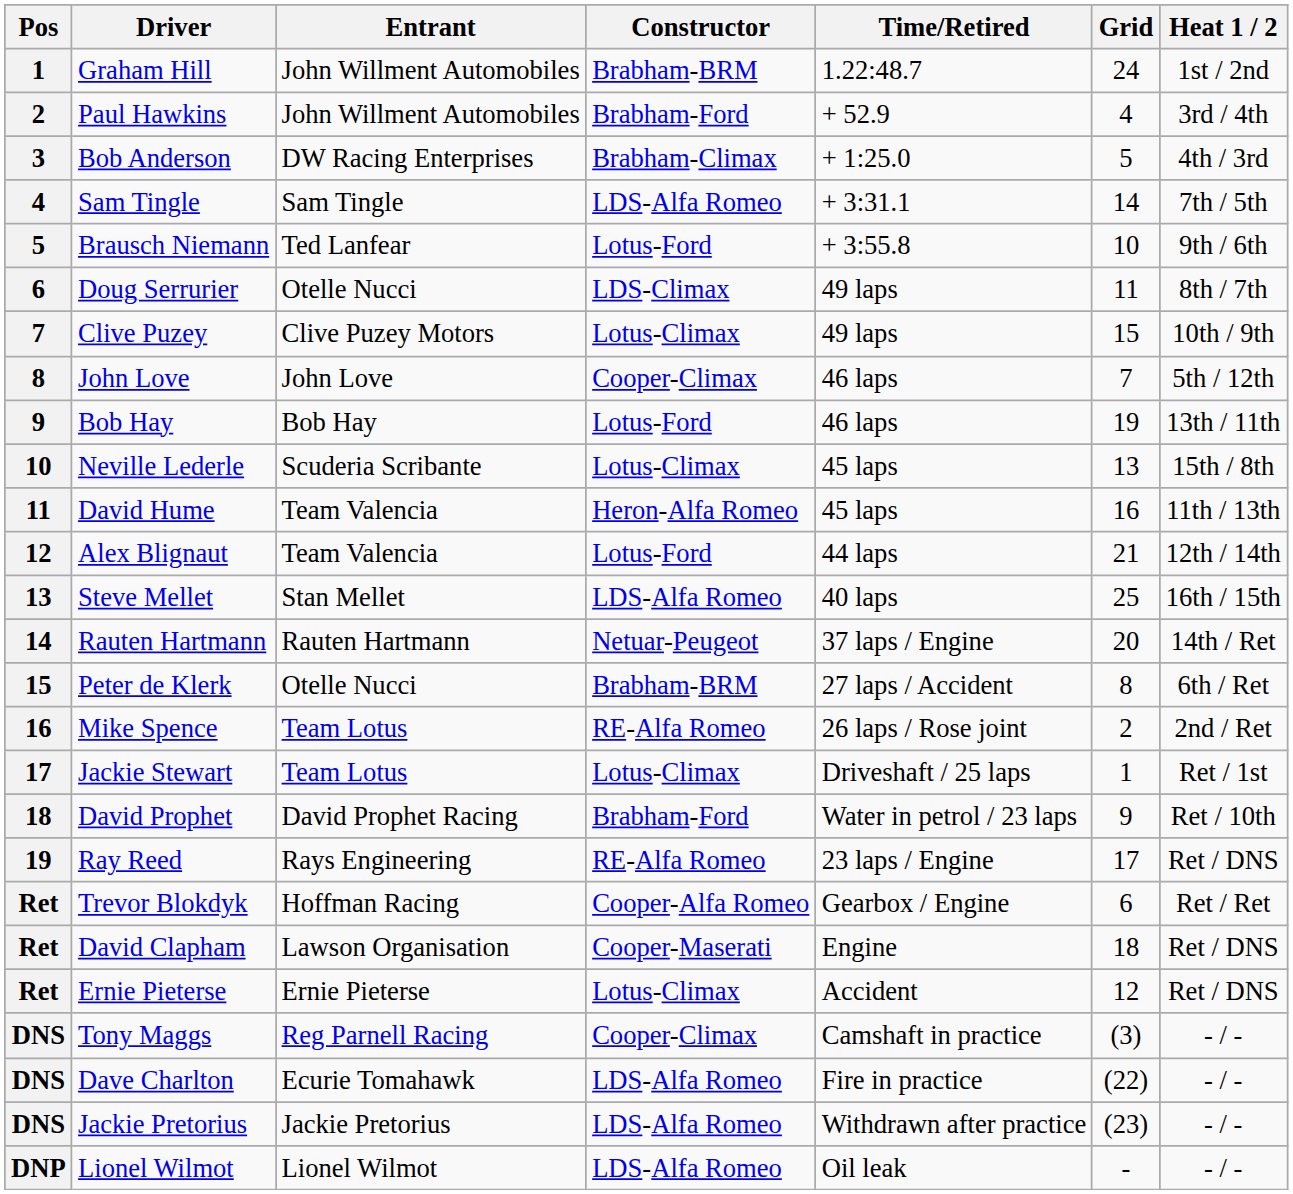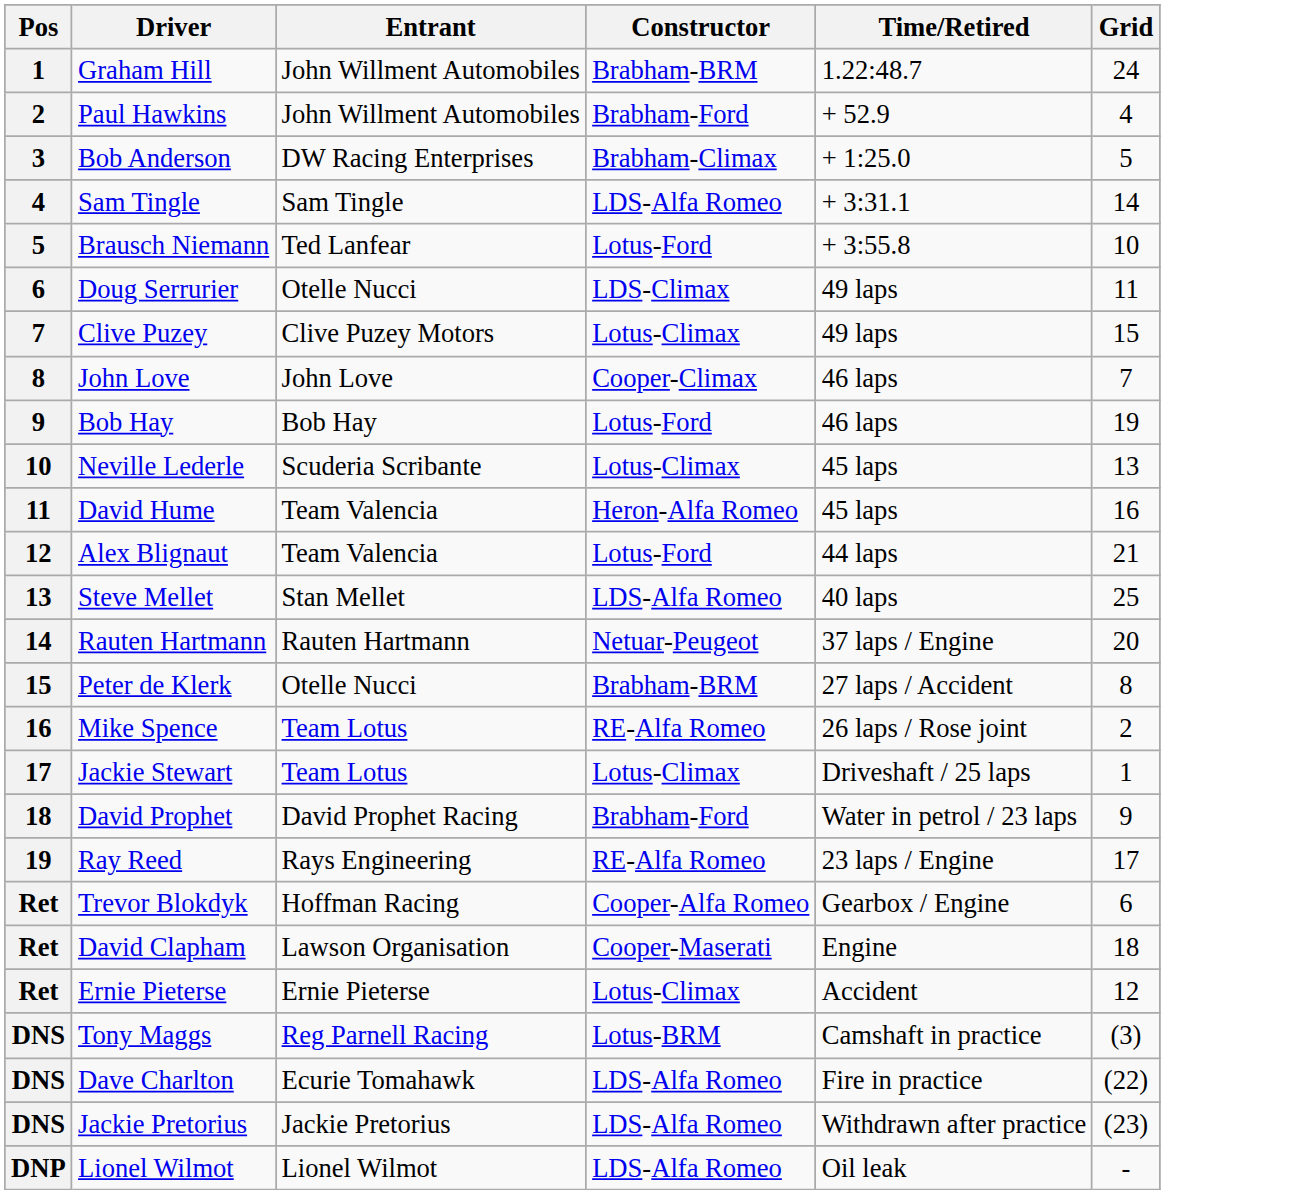- column: (1223, 26)
(675, 1035) Cooper-Climax -> (656, 1035) Lotus-BRM
